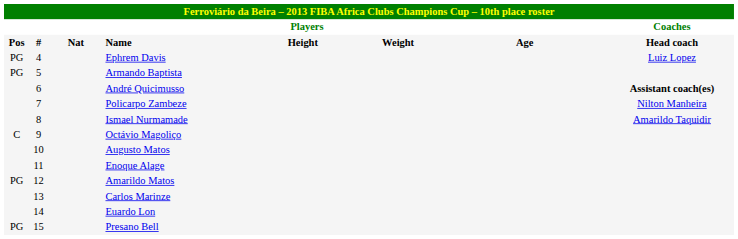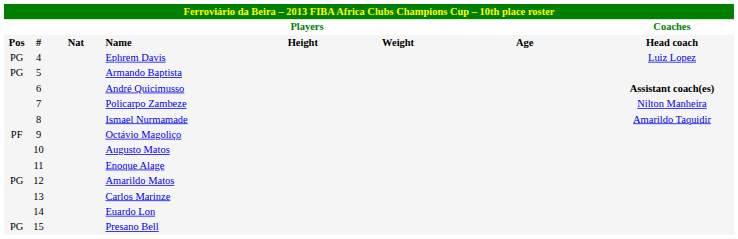(17, 135) C -> (17, 135) PF
